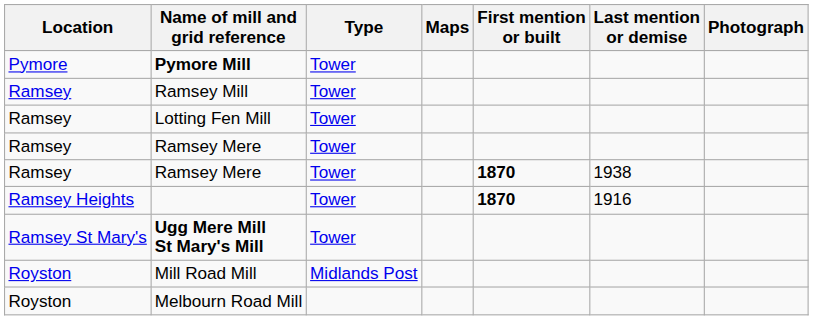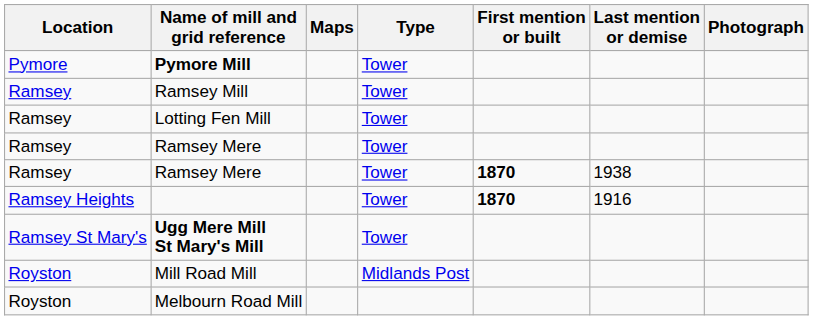columns swapped: (364, 27) <-> (447, 27)
